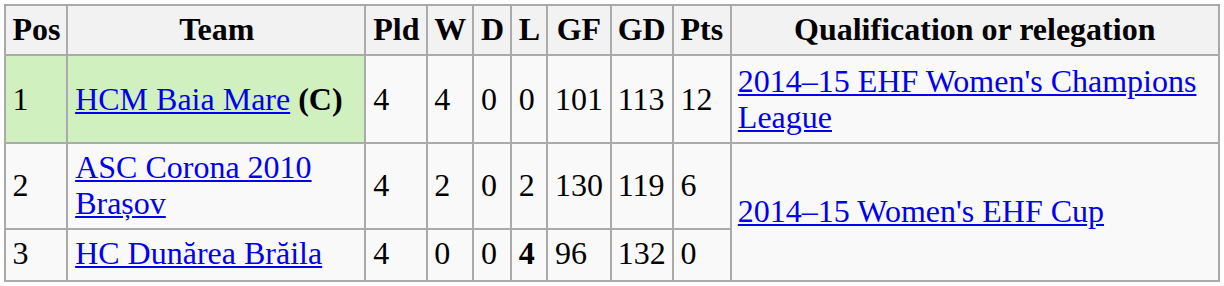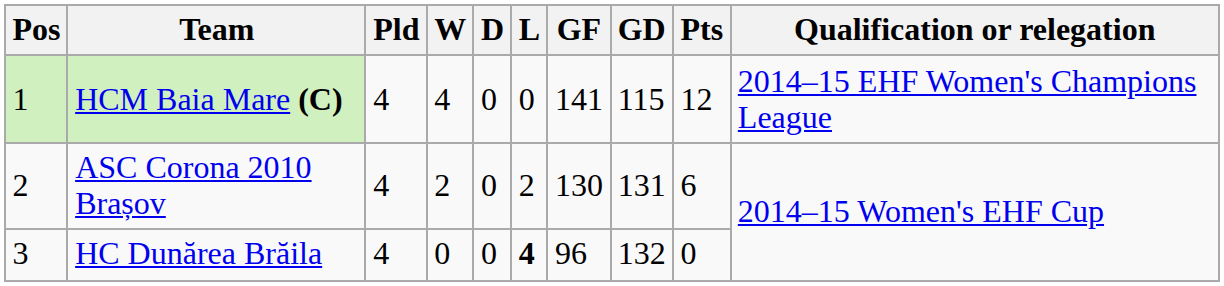(579, 98) 101 -> (579, 98) 141
(641, 98) 113 -> (641, 98) 115
(641, 185) 119 -> (642, 185) 131
